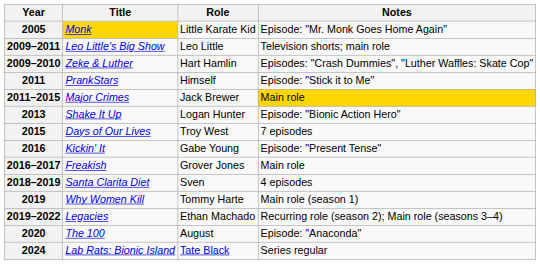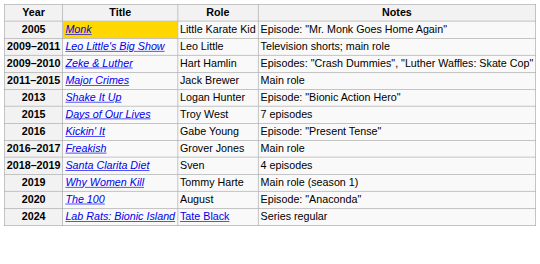- row: (34, 81)
(283, 98) gold background -> (283, 81) no background
- row: (34, 217)
